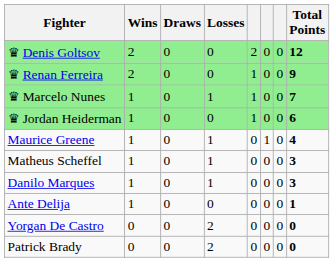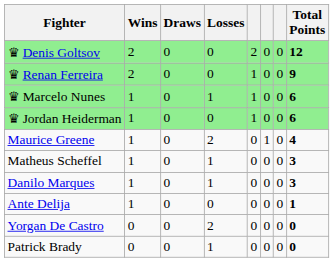(293, 96) 7 -> (293, 96) 6
(210, 140) 1 -> (210, 140) 2
(210, 246) 2 -> (210, 246) 1
